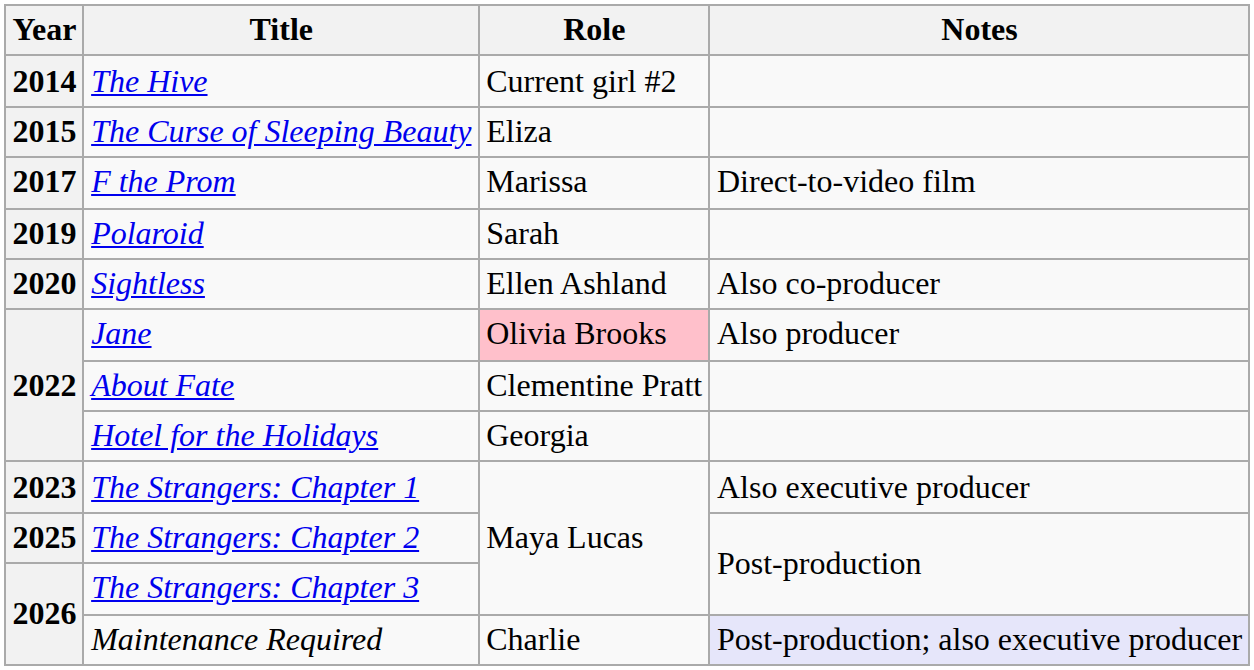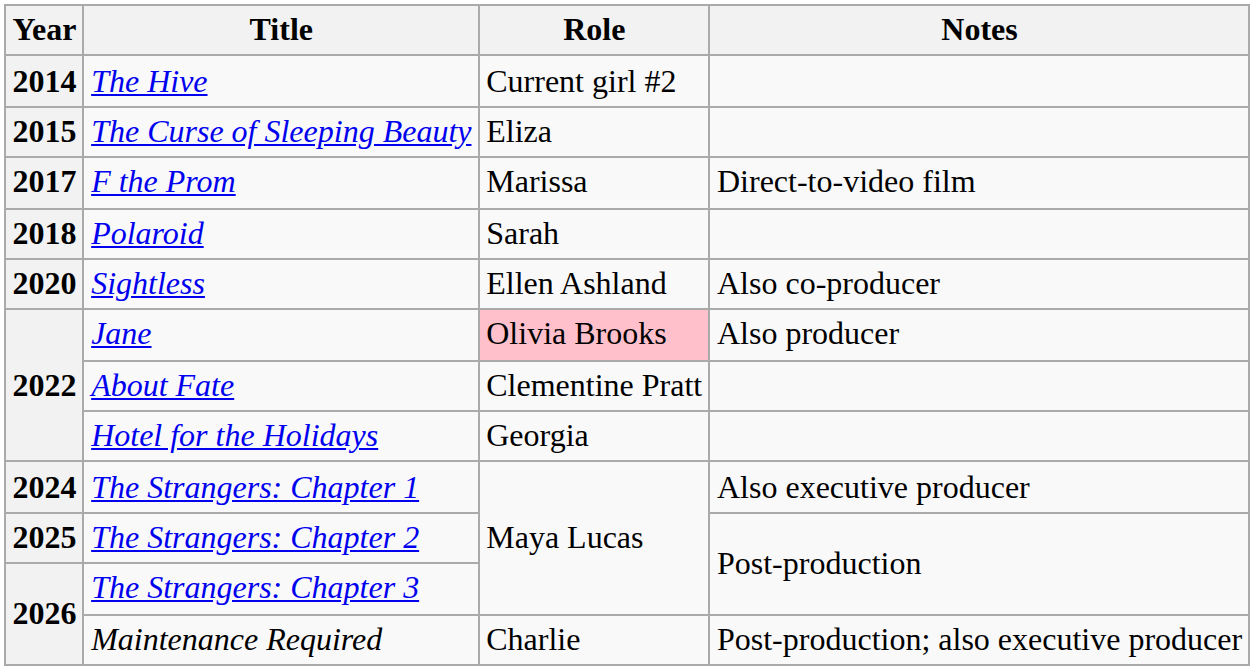(44, 232) 2019 -> (44, 232) 2018
(44, 486) 2023 -> (44, 486) 2024
(980, 638) lavender background -> (980, 638) no background
